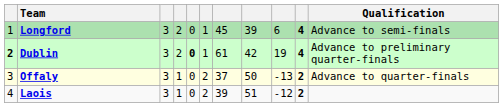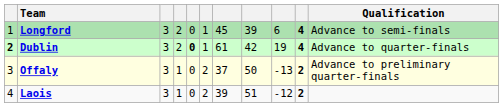(381, 53) Advance to preliminary quarter-finals -> (390, 47) Advance to quarter-finals
(390, 77) Advance to quarter-finals -> (381, 71) Advance to preliminary quarter-finals
